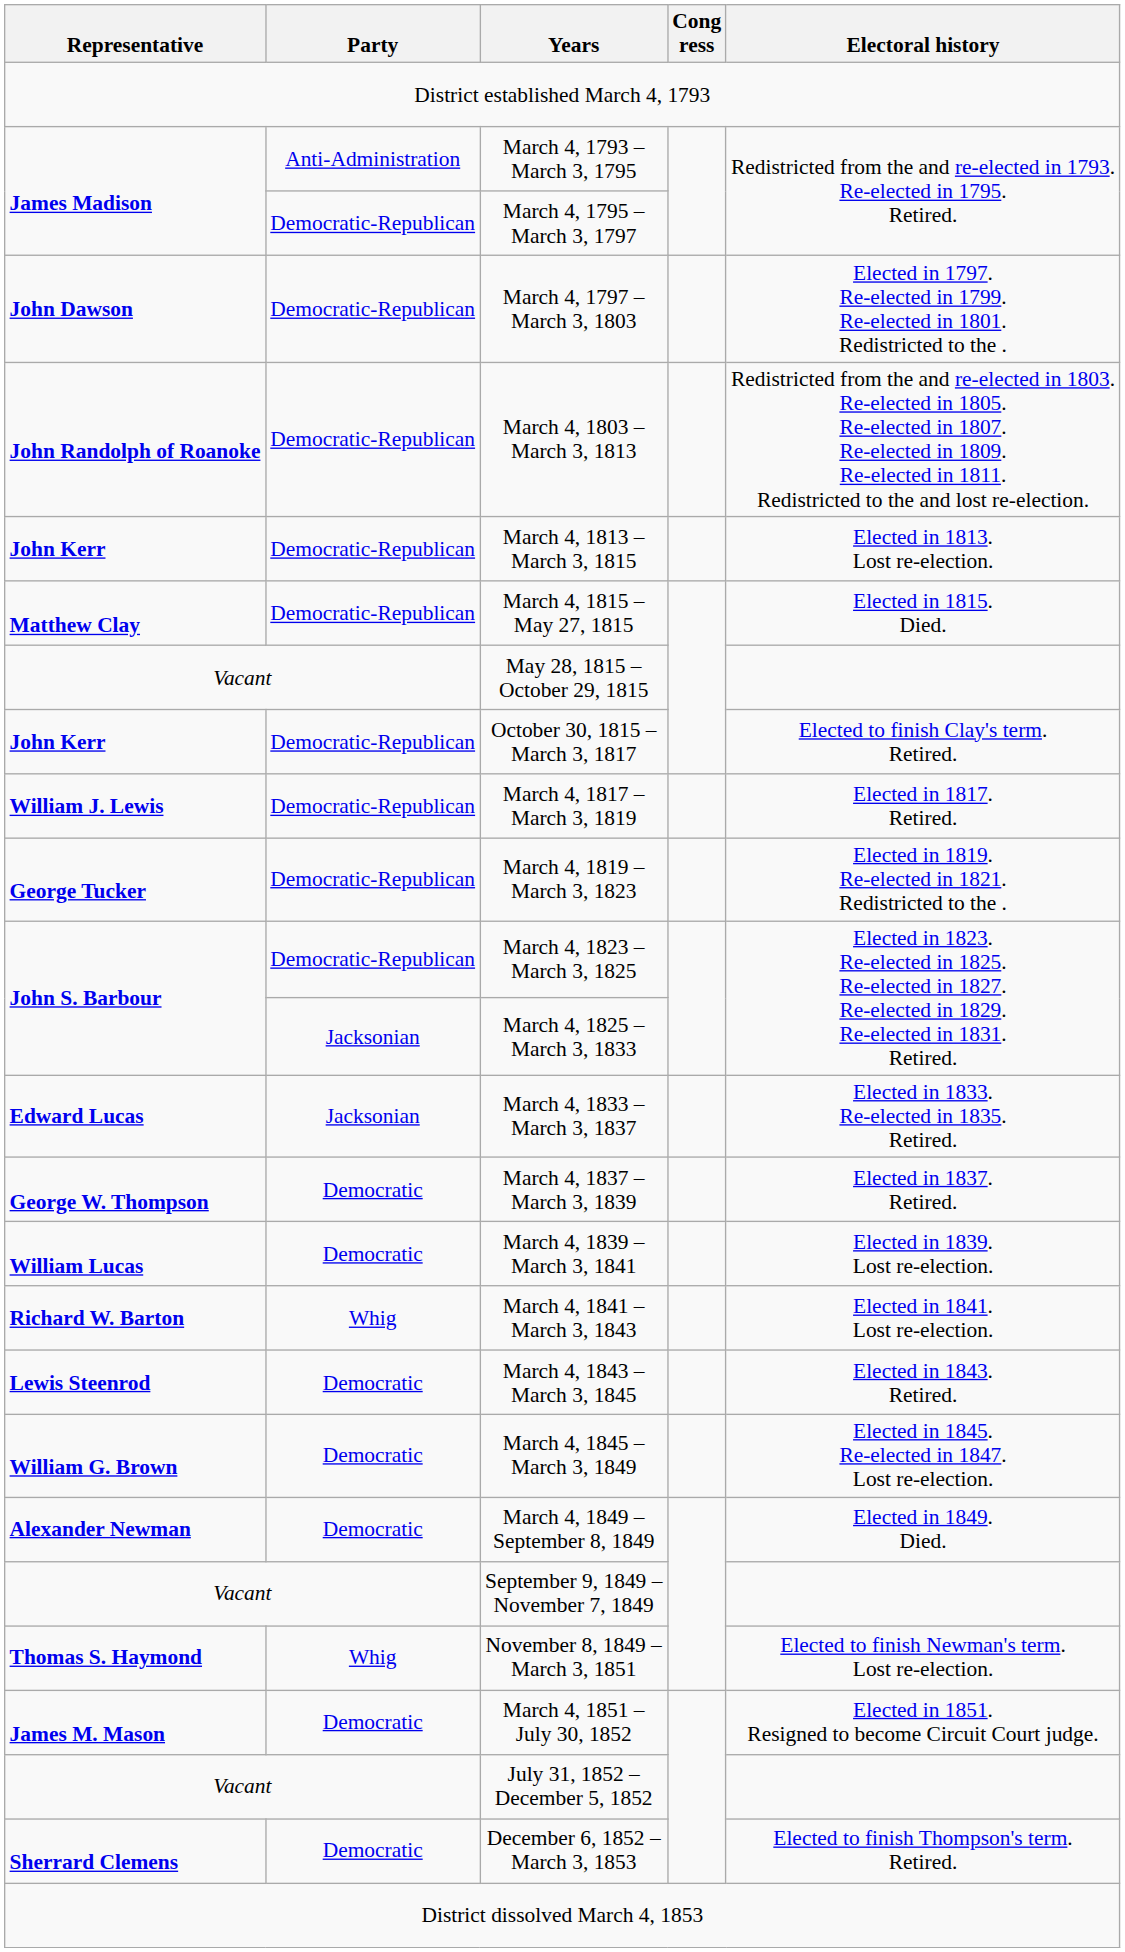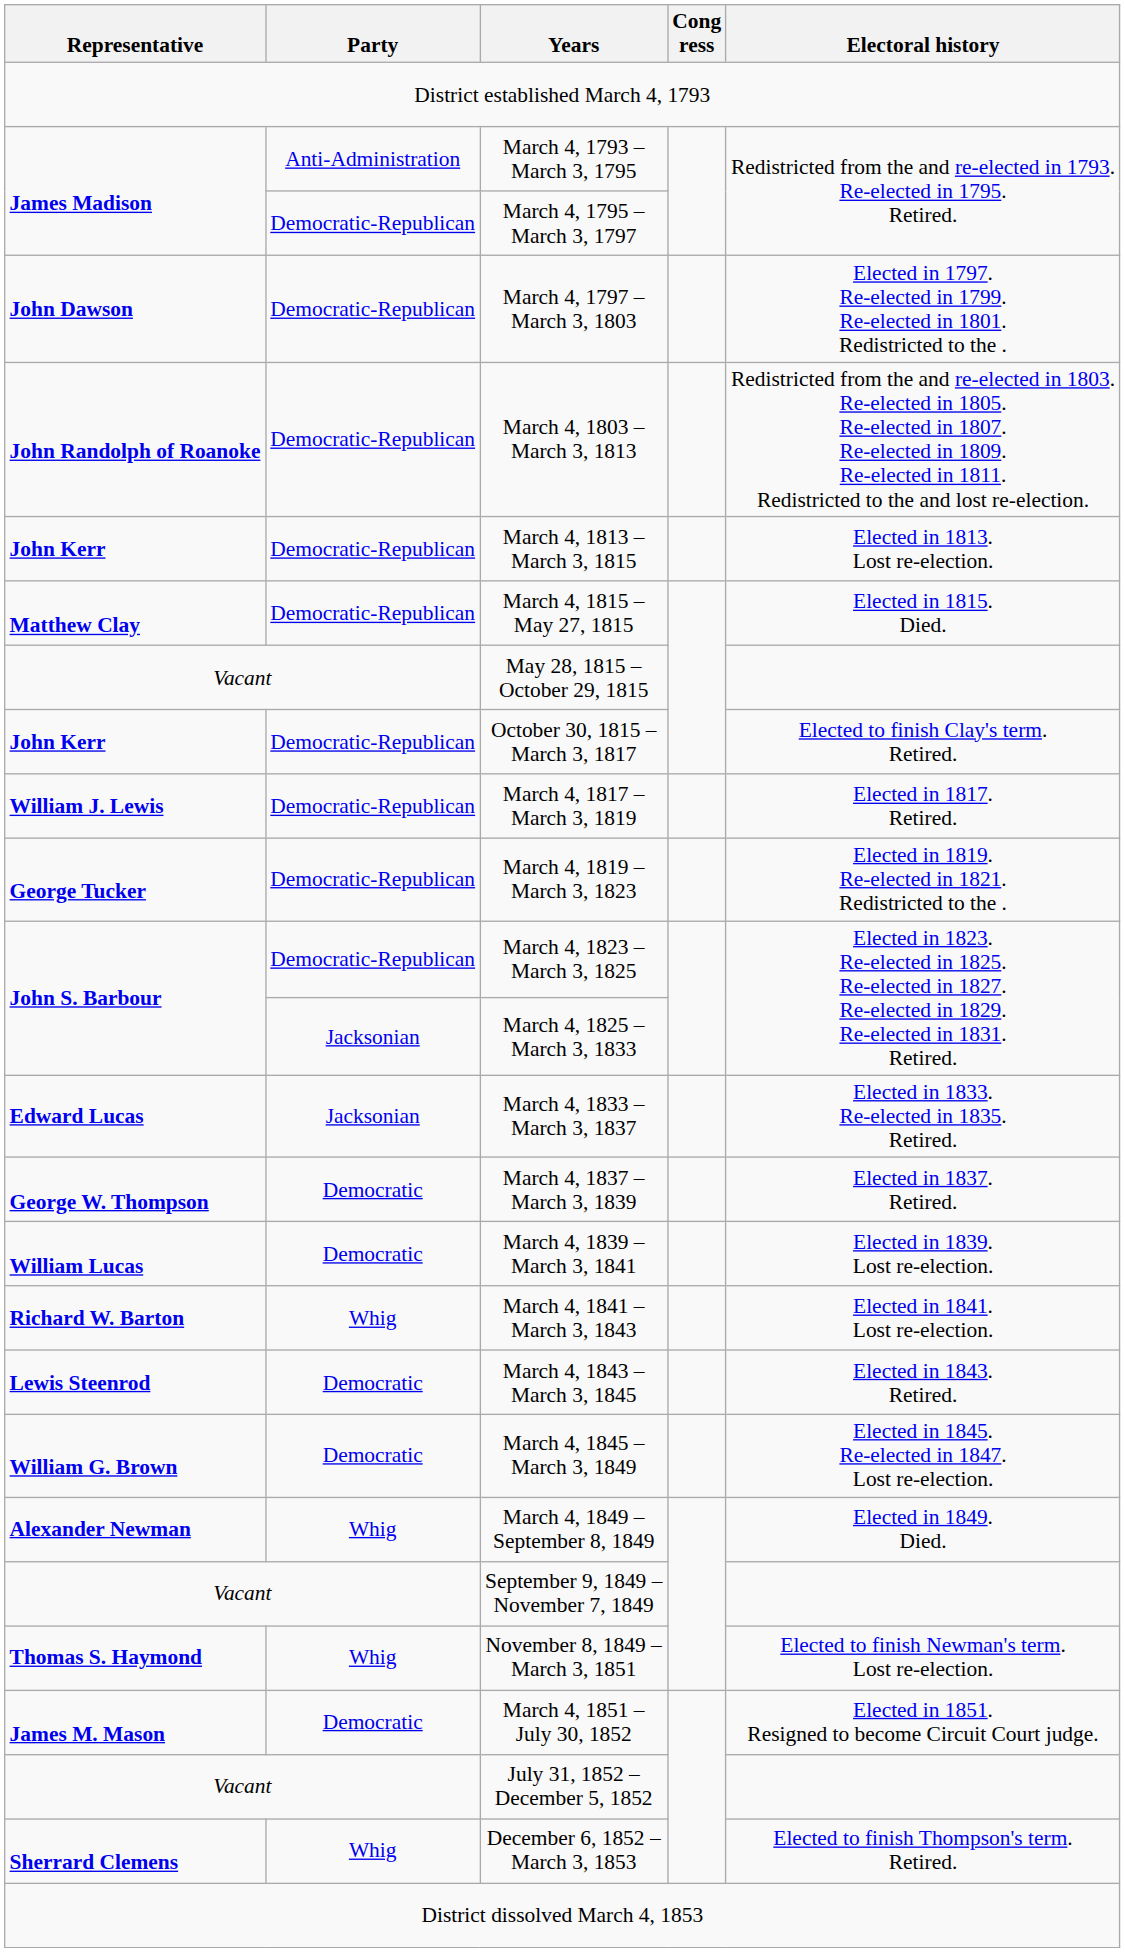(373, 1528) Democratic -> (373, 1528) Whig
(373, 1850) Democratic -> (373, 1850) Whig
